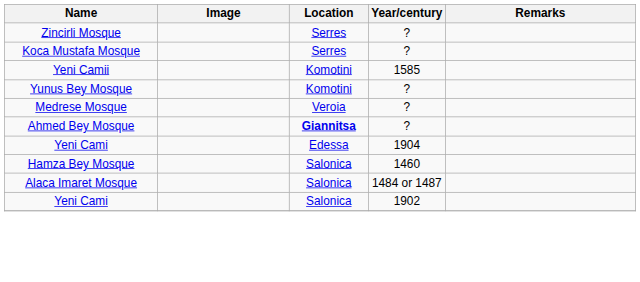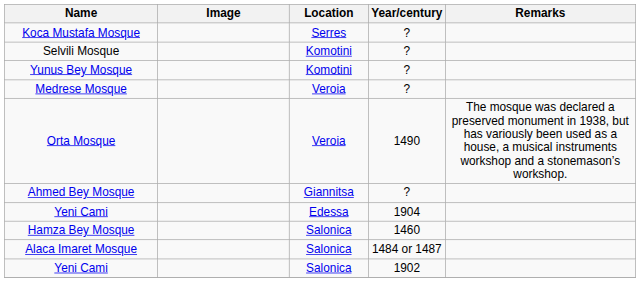- row: (81, 32)
- row: (81, 70)
+ row: (81, 51)
+ row: (81, 141)
(329, 126) bold -> (329, 193) normal
